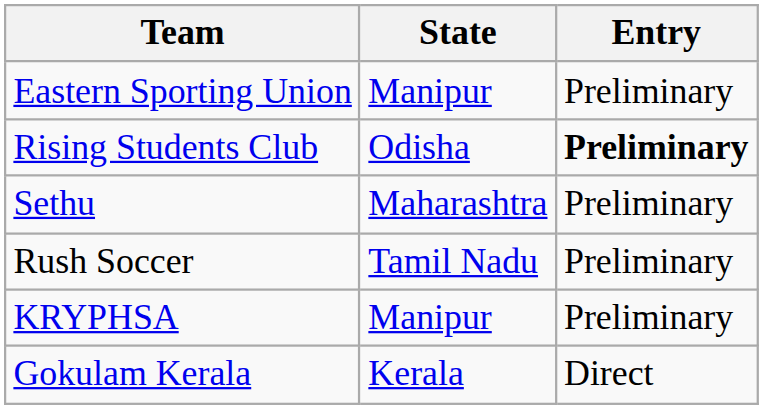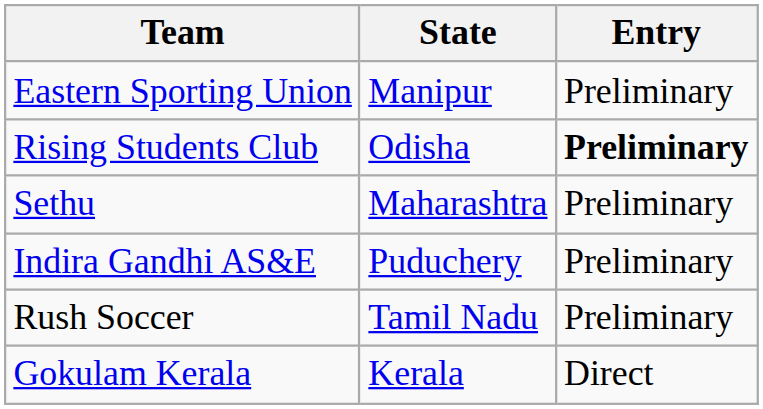+ row: (165, 260)
- row: (96, 317)
